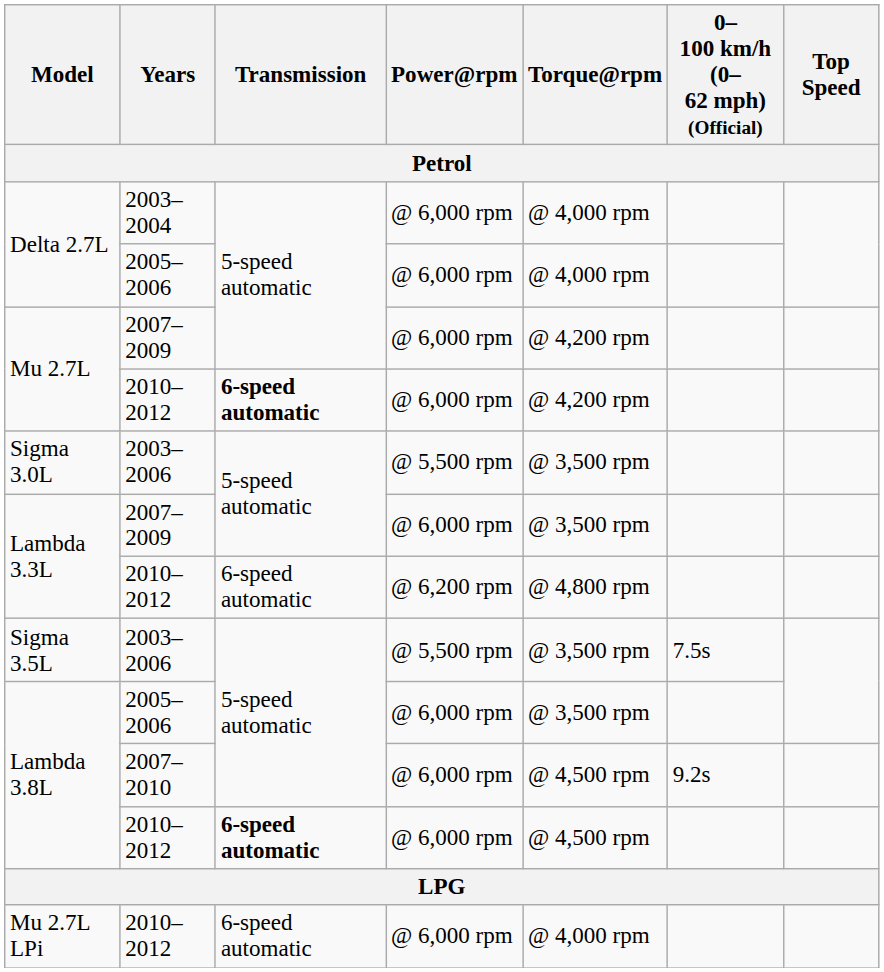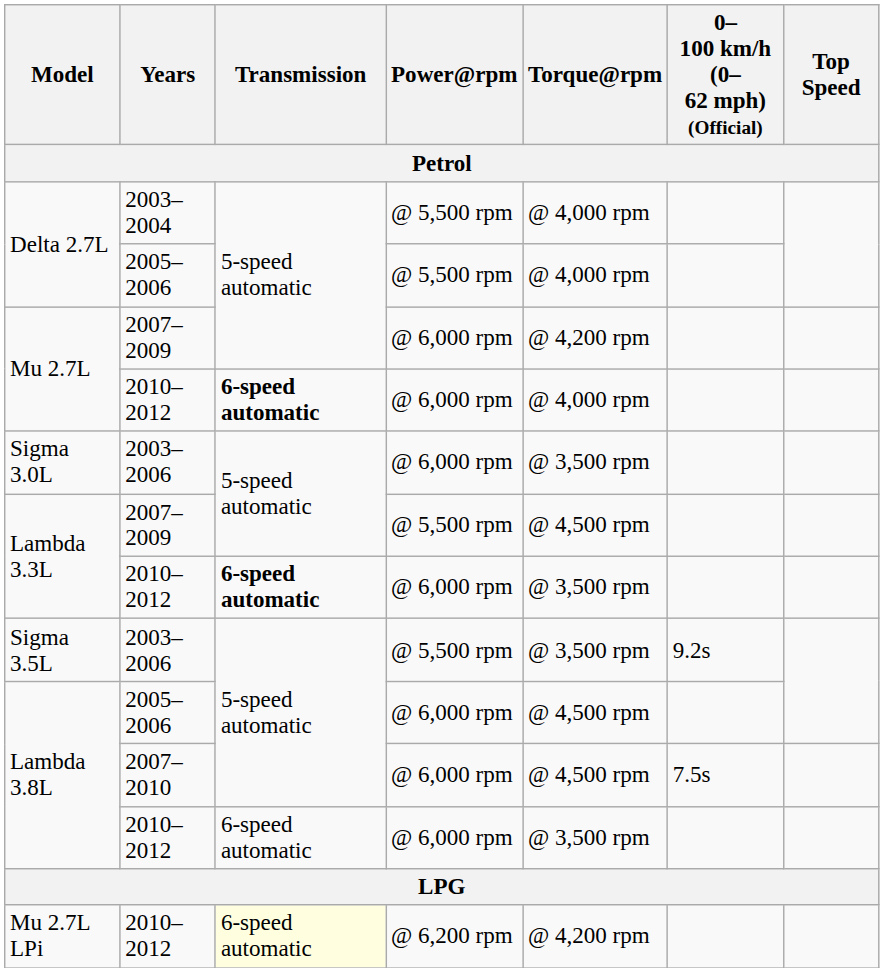(452, 212) @ 6,000 rpm -> (452, 212) @ 5,500 rpm
(452, 274) @ 6,000 rpm -> (452, 274) @ 5,500 rpm
(589, 399) @ 4,200 rpm -> (589, 399) @ 4,000 rpm
(452, 462) @ 5,500 rpm -> (452, 462) @ 6,000 rpm
(452, 524) @ 6,000 rpm -> (452, 524) @ 5,500 rpm
(589, 524) @ 3,500 rpm -> (589, 524) @ 4,500 rpm
(266, 587) normal -> (270, 587) bold
(452, 587) @ 6,200 rpm -> (452, 587) @ 6,000 rpm
(589, 587) @ 4,800 rpm -> (589, 587) @ 3,500 rpm
(692, 649) 7.5s -> (692, 649) 9.2s
(589, 712) @ 3,500 rpm -> (589, 712) @ 4,500 rpm
(692, 774) 9.2s -> (692, 774) 7.5s
(270, 837) bold -> (266, 837) normal
(589, 837) @ 4,500 rpm -> (589, 837) @ 3,500 rpm
(266, 936) no background -> (266, 936) lightyellow background
(452, 936) @ 6,000 rpm -> (452, 936) @ 6,200 rpm
(589, 936) @ 4,000 rpm -> (589, 936) @ 4,200 rpm
